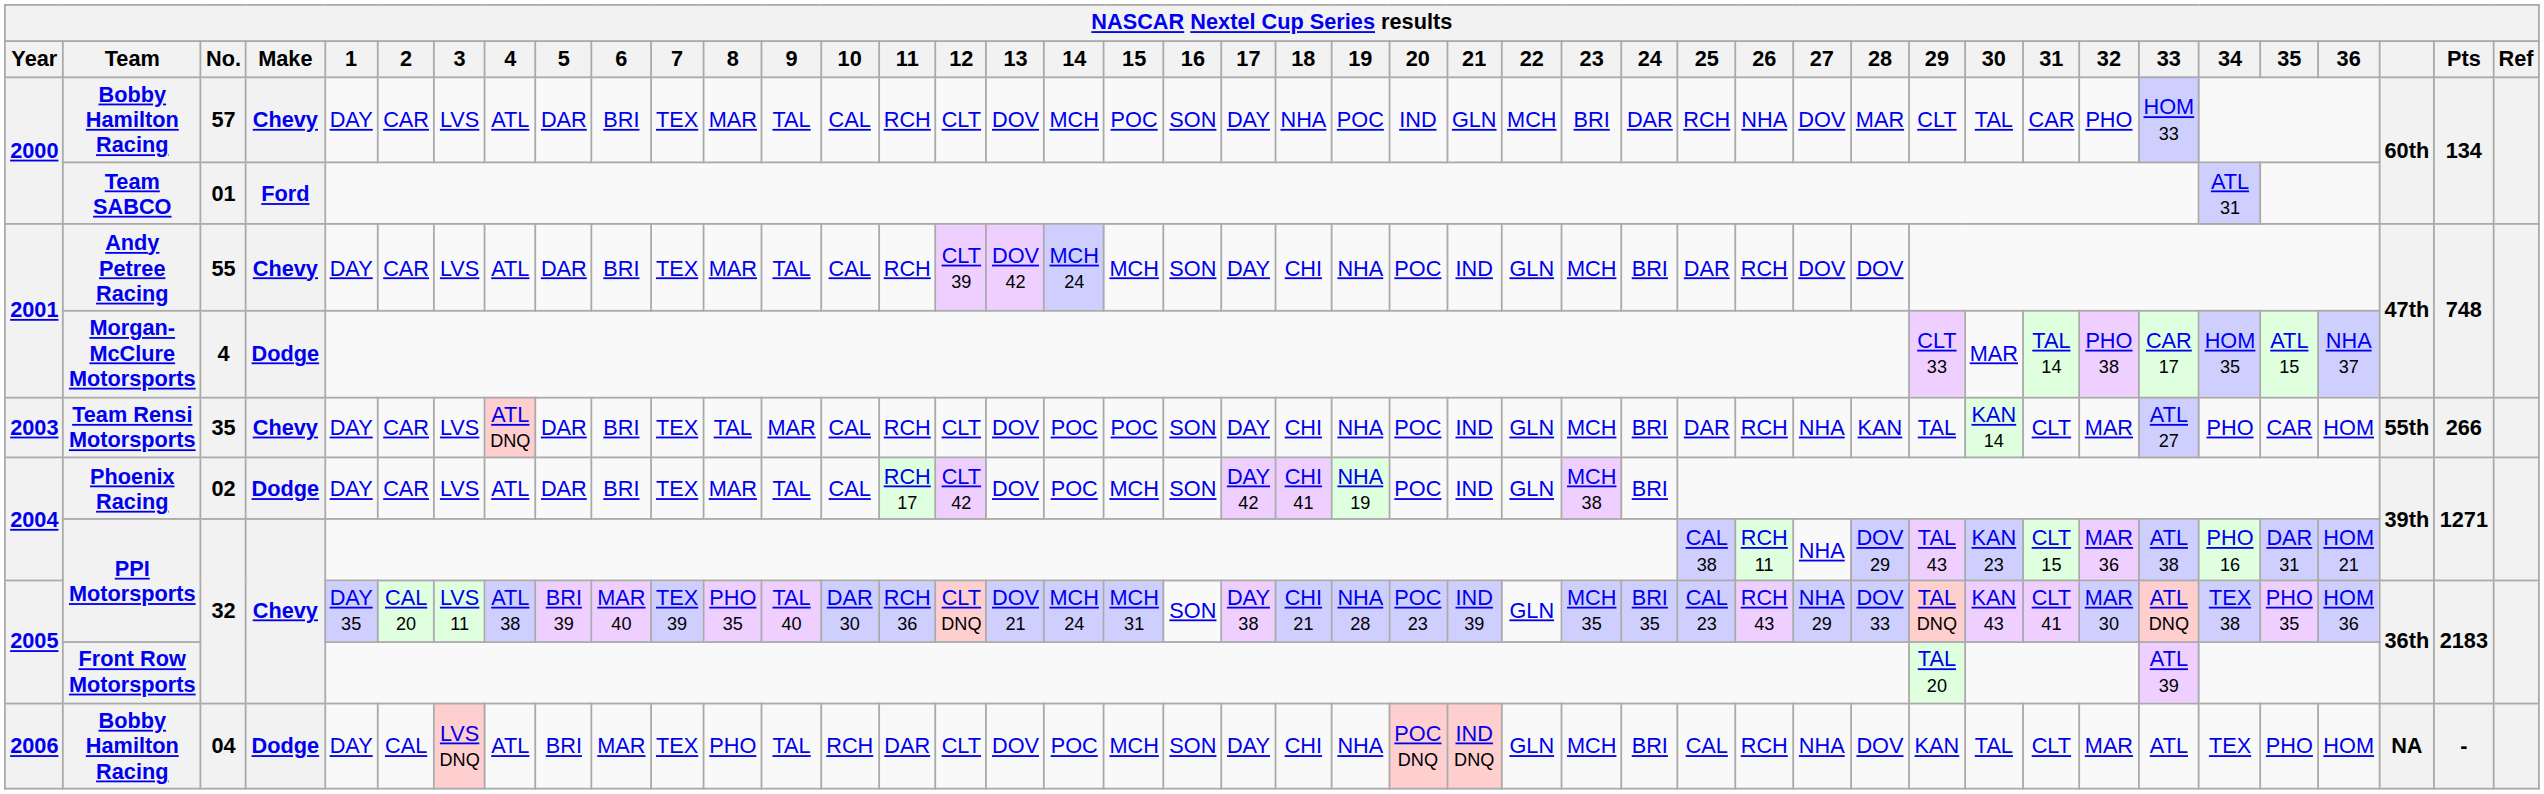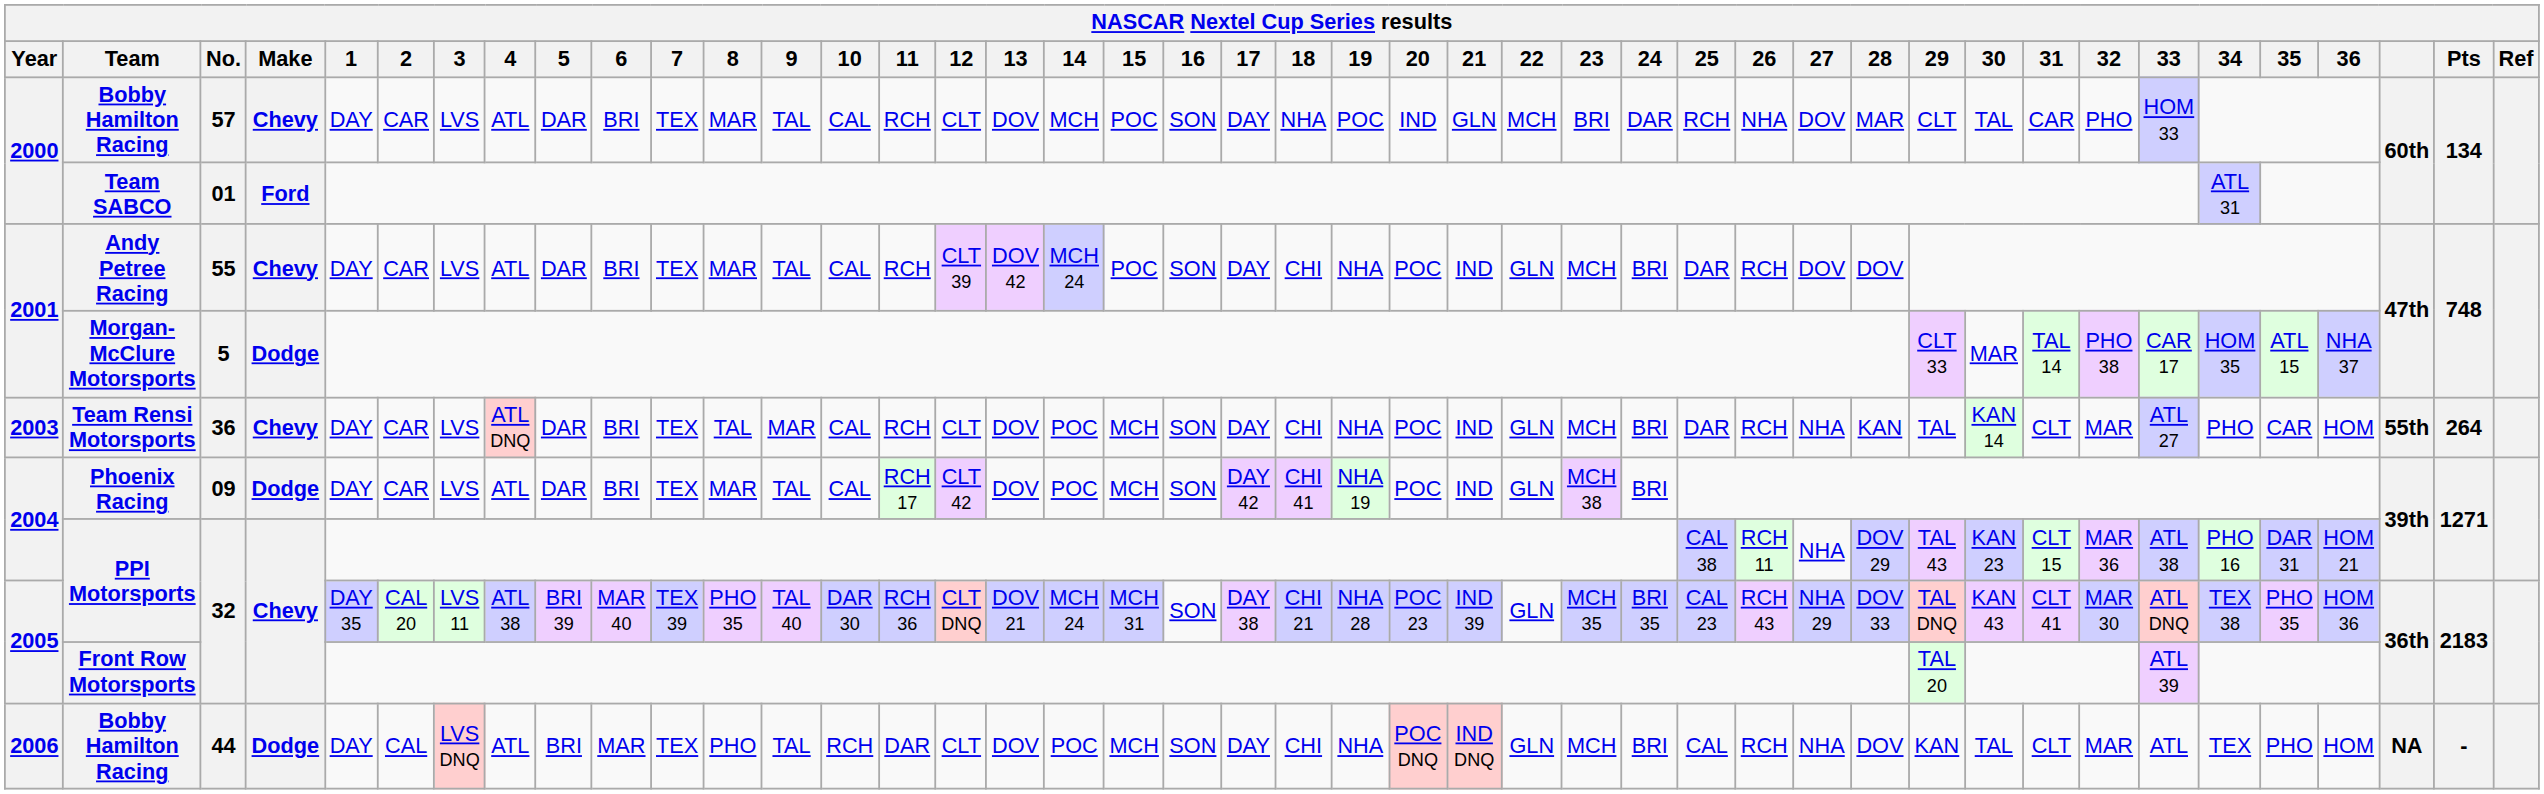(1134, 267) MCH -> (1134, 267) POC
(224, 354) 4 -> (224, 354) 5
(224, 428) 35 -> (224, 428) 36
(1134, 428) POC -> (1134, 428) MCH
(2464, 428) 266 -> (2464, 428) 264
(224, 489) 02 -> (224, 489) 09
(224, 746) 04 -> (224, 746) 44
